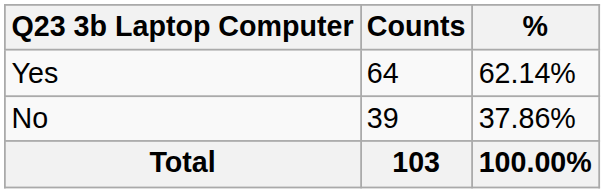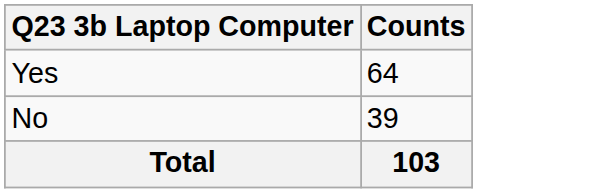- column: (535, 27)
